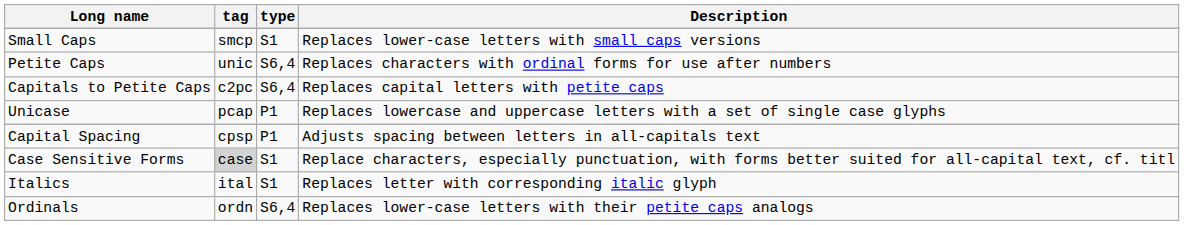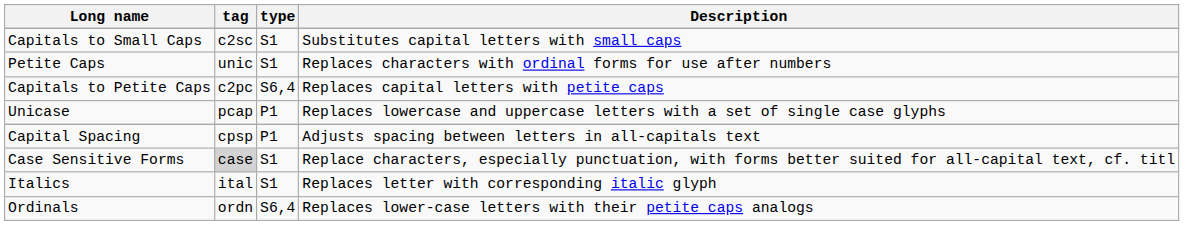- row: (52, 40)
+ row: (105, 40)
(278, 64) S6,4 -> (269, 64) S1
